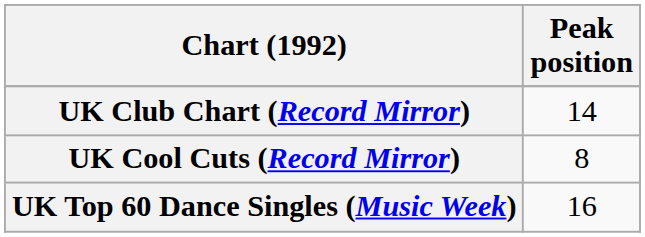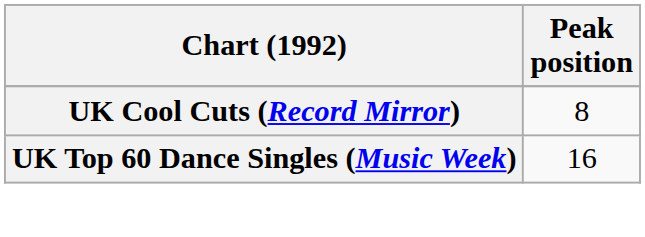- row: (264, 110)
